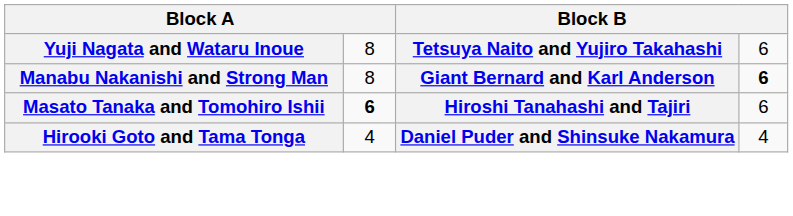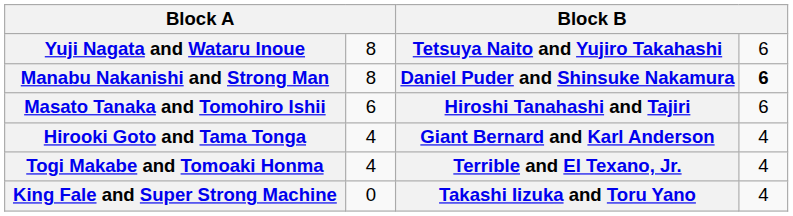(567, 78) Giant Bernard and Karl Anderson -> (567, 78) Daniel Puder and Shinsuke Nakamura
(370, 107) bold -> (371, 107) normal
(567, 136) Daniel Puder and Shinsuke Nakamura -> (567, 136) Giant Bernard and Karl Anderson
+ row: (175, 166)
+ row: (175, 195)
